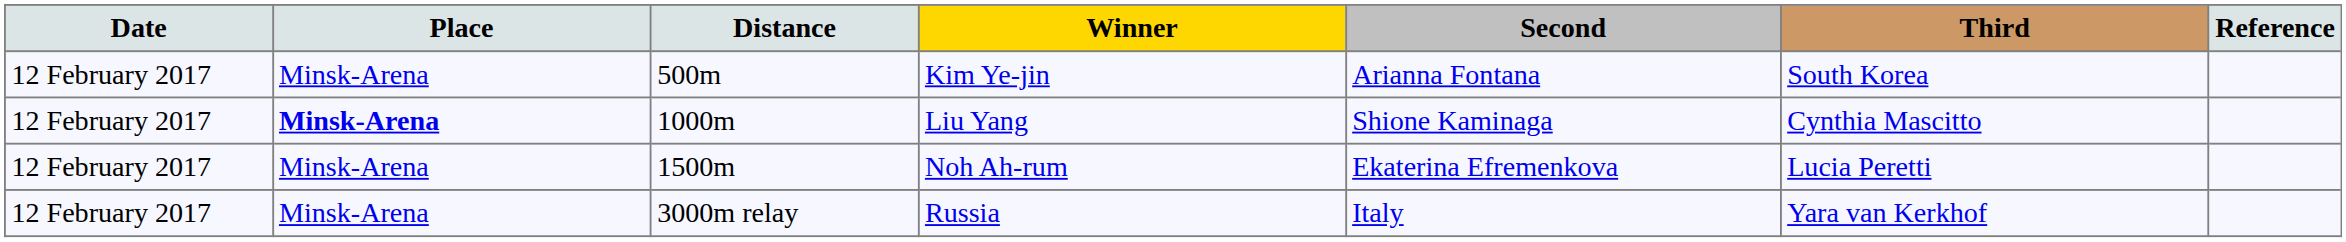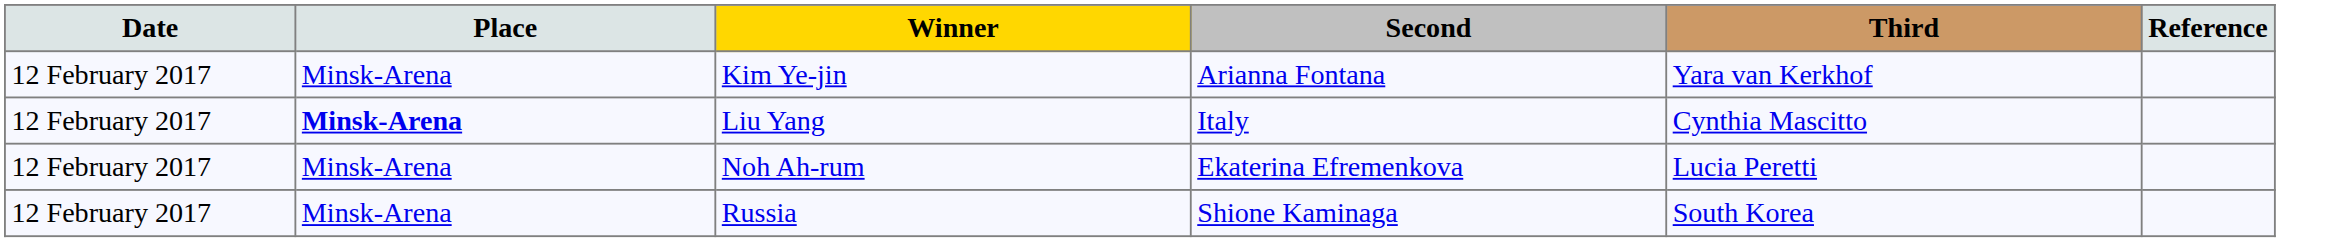- column: (785, 27)
(1858, 73) South Korea -> (1773, 73) Yara van Kerkhof
(1452, 120) Shione Kaminaga -> (1223, 120) Italy
(1378, 212) Italy -> (1298, 212) Shione Kaminaga
(1887, 212) Yara van Kerkhof -> (1743, 212) South Korea
